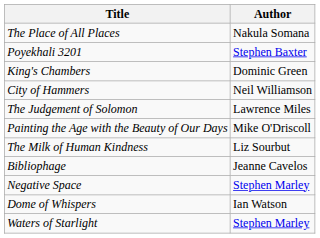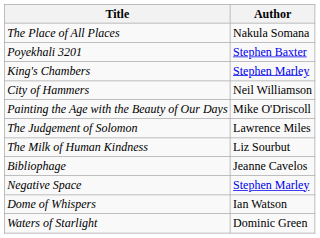(270, 71) Dominic Green -> (271, 71) Stephen Marley
rows swapped: (117, 128) <-> (72, 109)
(271, 223) Stephen Marley -> (270, 223) Dominic Green
